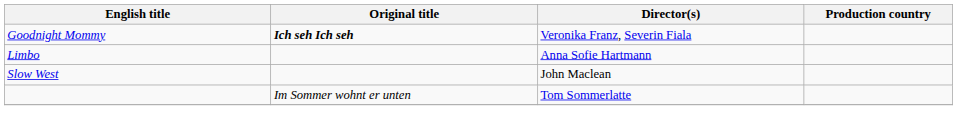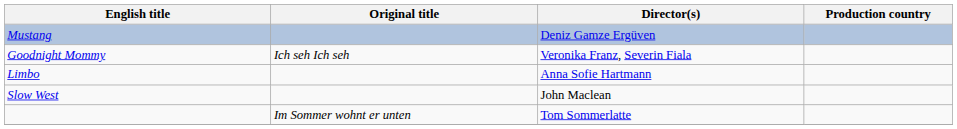+ row: (29, 34)
(314, 34) bold -> (312, 54) normal
